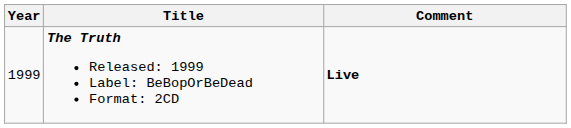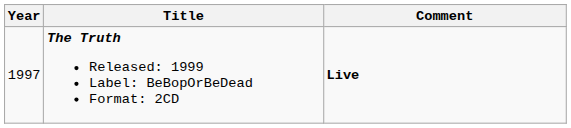(24, 75) 1999 -> (24, 75) 1997
